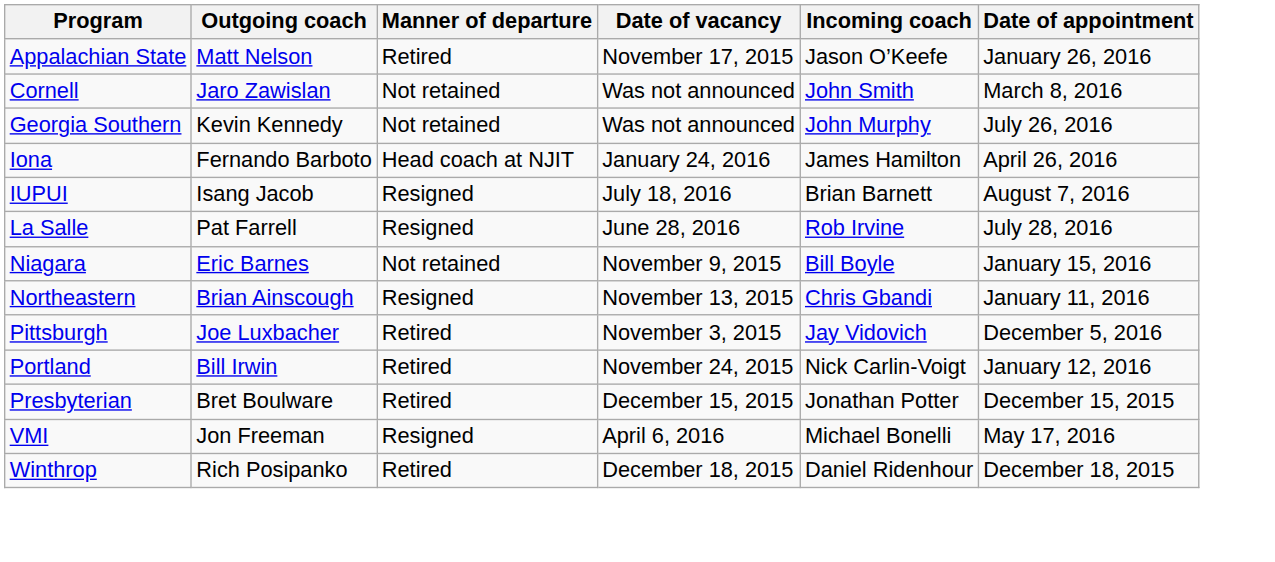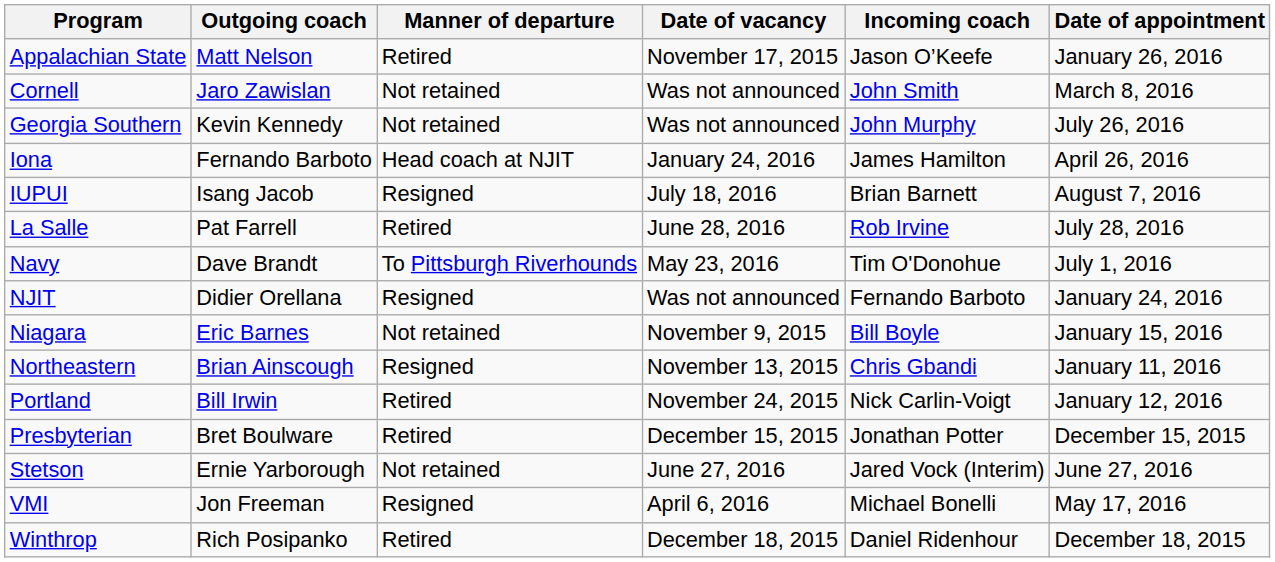(428, 228) Resigned -> (417, 228) Retired
+ row: (34, 263)
+ row: (33, 297)
- row: (59, 332)
+ row: (47, 470)
